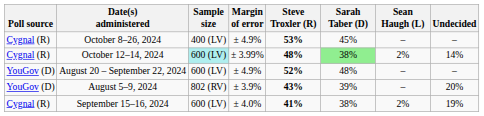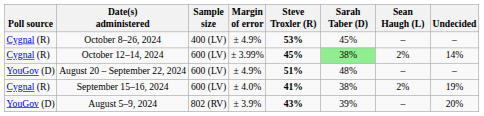(209, 56) paleturquoise background -> (209, 56) no background
(293, 56) 48% -> (293, 56) 45%
(293, 71) 52% -> (293, 71) 51%
rows swapped: (123, 103) <-> (123, 87)
